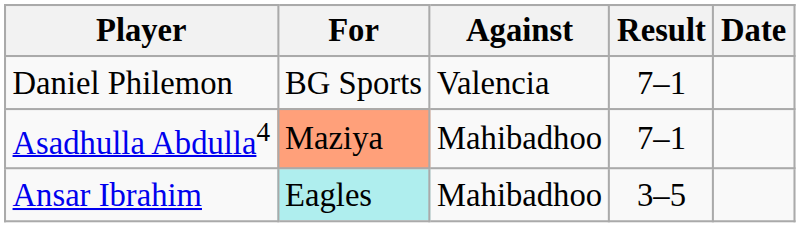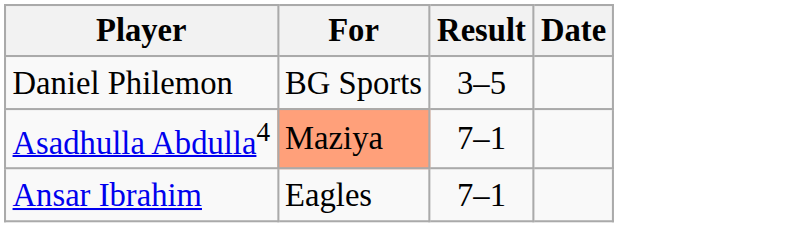- column: (520, 30)
(662, 82) 7–1 -> (481, 82) 3–5
(329, 194) paleturquoise background -> (329, 194) no background
(662, 194) 3–5 -> (481, 194) 7–1
